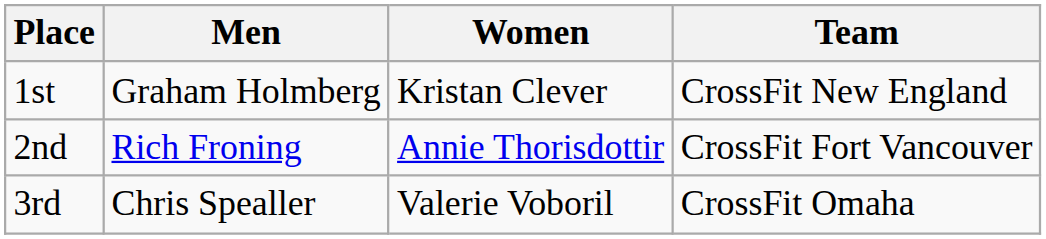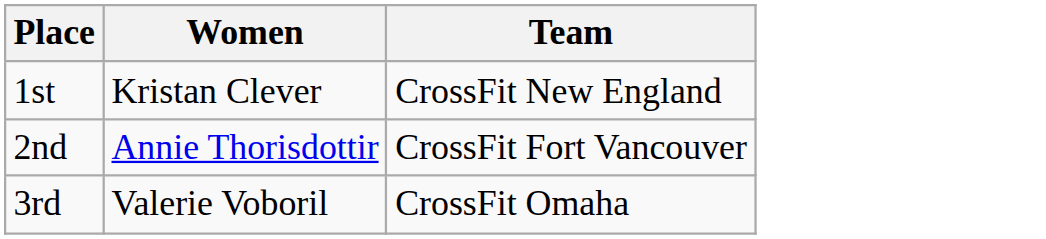- column: (246, 32)
